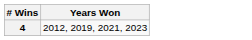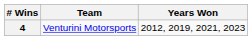+ column: (90, 12)
